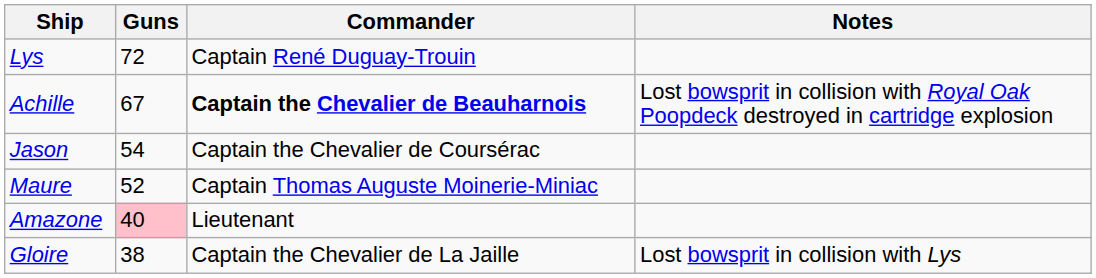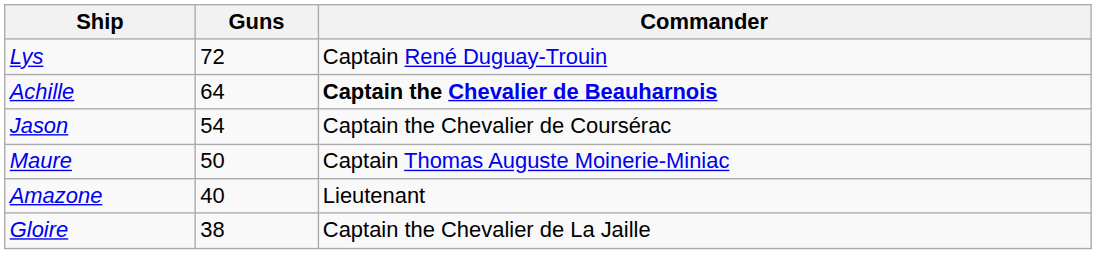- column: (863, 21)
(132, 103) 67 -> (212, 91) 64
(132, 185) 52 -> (212, 160) 50
(132, 220) pink background -> (212, 195) no background
